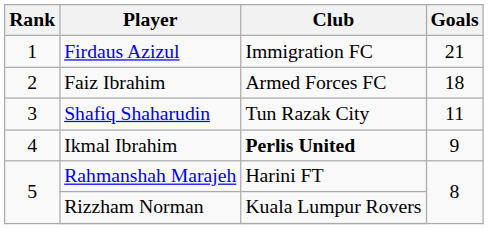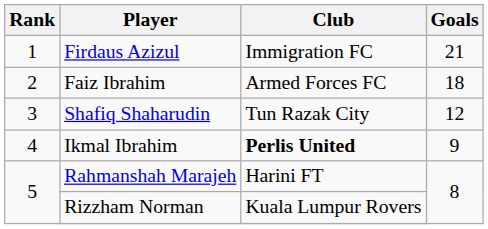(455, 113) 11 -> (455, 113) 12
